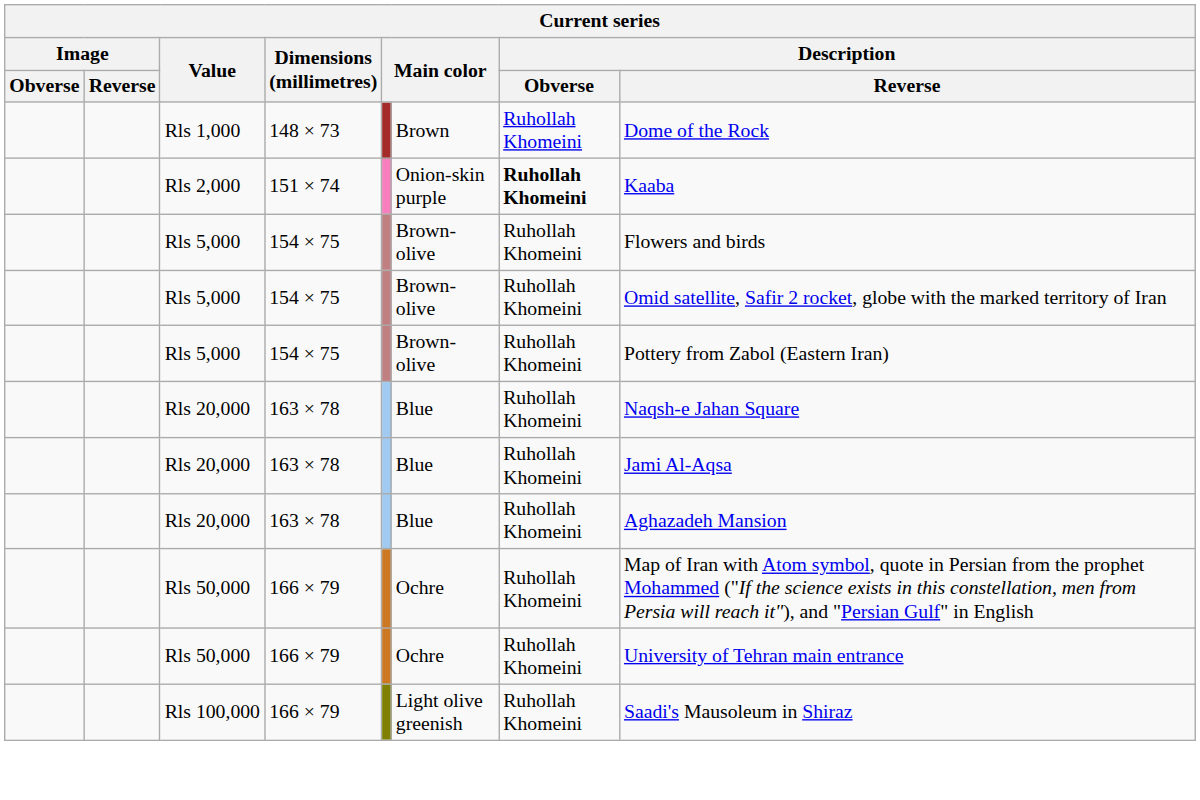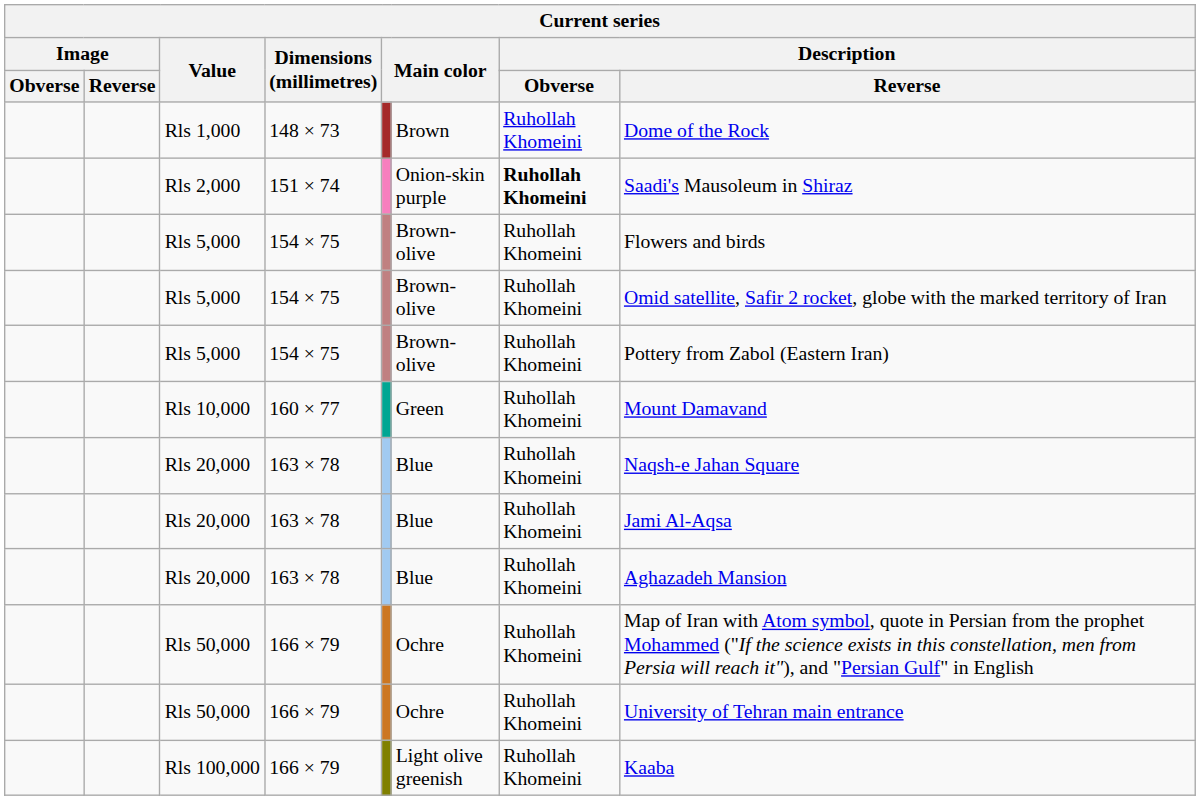(649, 186) Kaaba -> (738, 186) Saadi's Mausoleum in Shiraz
+ row: (207, 409)
(738, 711) Saadi's Mausoleum in Shiraz -> (649, 767) Kaaba
